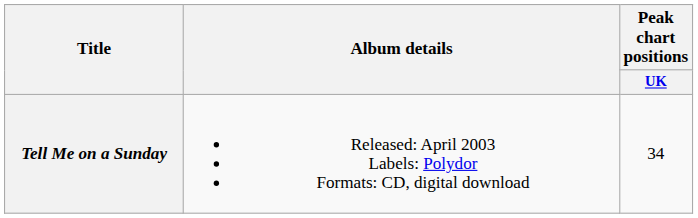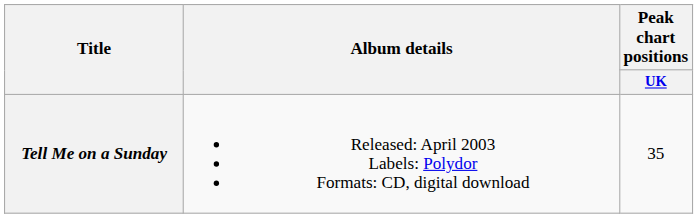(656, 153) 34 -> (656, 153) 35
